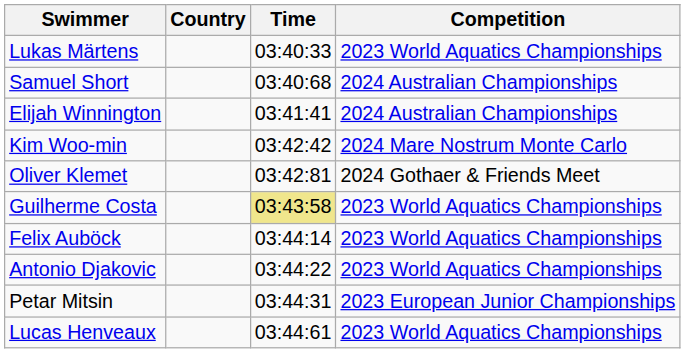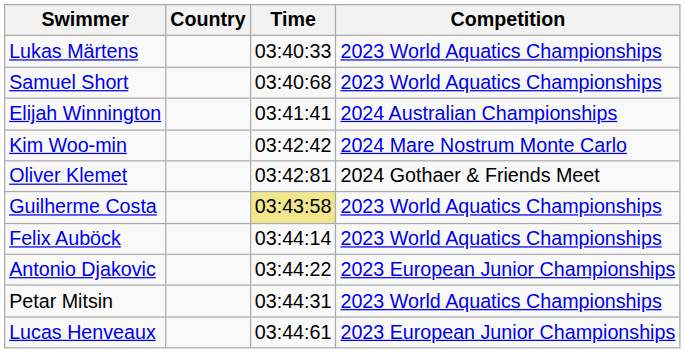(479, 82) 2024 Australian Championships -> (501, 82) 2023 World Aquatics Championships
(501, 269) 2023 World Aquatics Championships -> (508, 269) 2023 European Junior Championships
(508, 301) 2023 European Junior Championships -> (501, 301) 2023 World Aquatics Championships
(501, 332) 2023 World Aquatics Championships -> (508, 332) 2023 European Junior Championships
